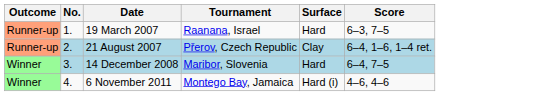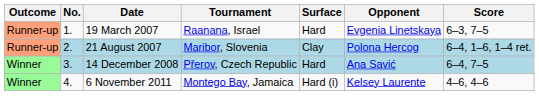+ column: (394, 13)
(240, 47) Přerov, Czech Republic -> (225, 47) Maribor, Slovenia
(225, 64) Maribor, Slovenia -> (240, 64) Přerov, Czech Republic
